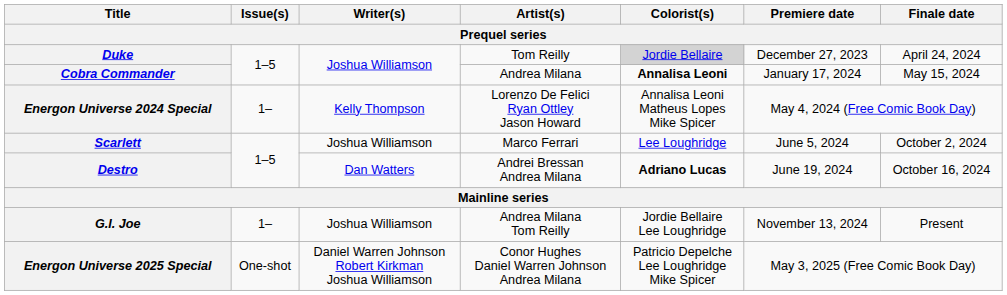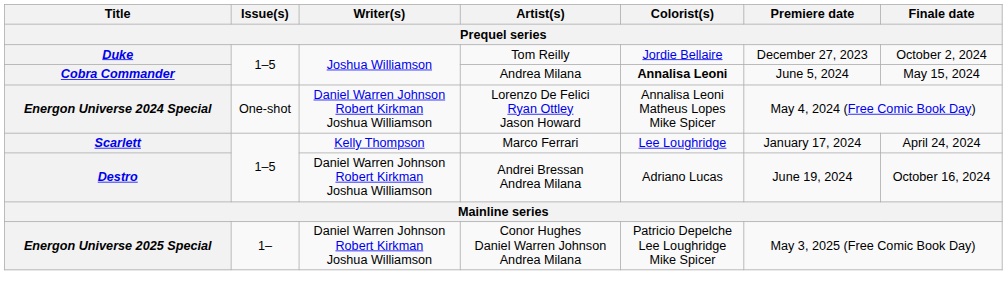(682, 54) lightgrey background -> (682, 54) no background
(941, 54) April 24, 2024 -> (941, 54) October 2, 2024
(812, 74) January 17, 2024 -> (812, 74) June 5, 2024
(265, 108) 1– -> (265, 108) One-shot
(379, 108) Kelly Thompson -> (379, 108) Daniel Warren Johnson Robert Kirkman Joshua Williamson
(379, 143) Joshua Williamson -> (379, 143) Kelly Thompson
(812, 143) June 5, 2024 -> (812, 143) January 17, 2024
(941, 143) October 2, 2024 -> (941, 143) April 24, 2024
(379, 170) Dan Watters -> (379, 177) Daniel Warren Johnson Robert Kirkman Joshua Williamson
(682, 170) bold -> (682, 177) normal
- row: (118, 224)
(265, 266) One-shot -> (265, 245) 1–
